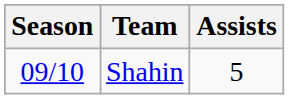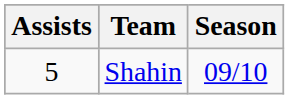columns swapped: (52, 26) <-> (237, 26)
